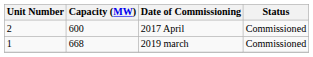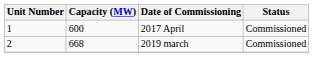(9, 28) 2 -> (9, 28) 1
(9, 44) 1 -> (9, 44) 2
